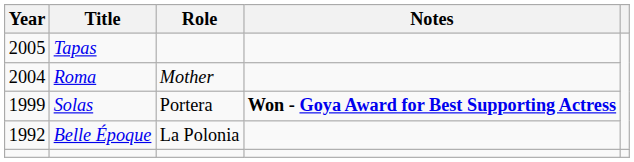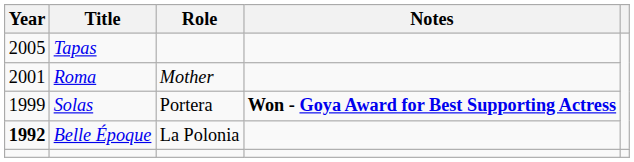(27, 76) 2004 -> (27, 76) 2001
(27, 134) normal -> (27, 134) bold
